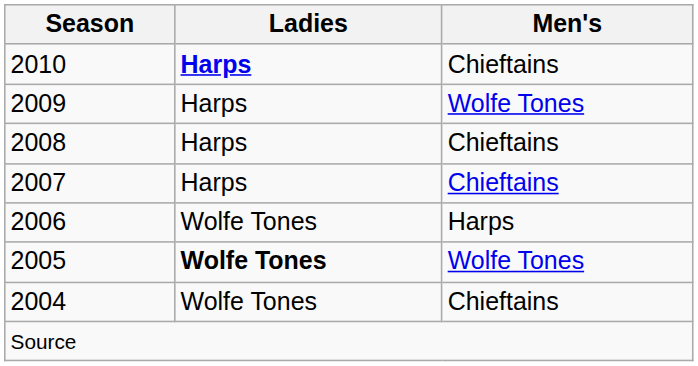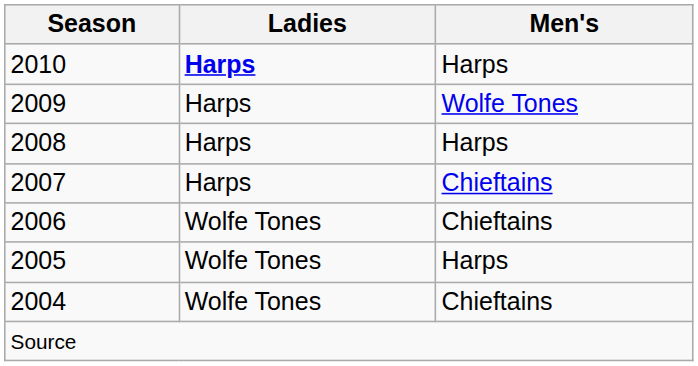(503, 63) Chieftains -> (475, 63) Harps
(503, 143) Chieftains -> (475, 143) Harps
(481, 222) Harps -> (497, 222) Chieftains
(254, 261) bold -> (253, 261) normal
(516, 261) Wolfe Tones -> (475, 261) Harps
